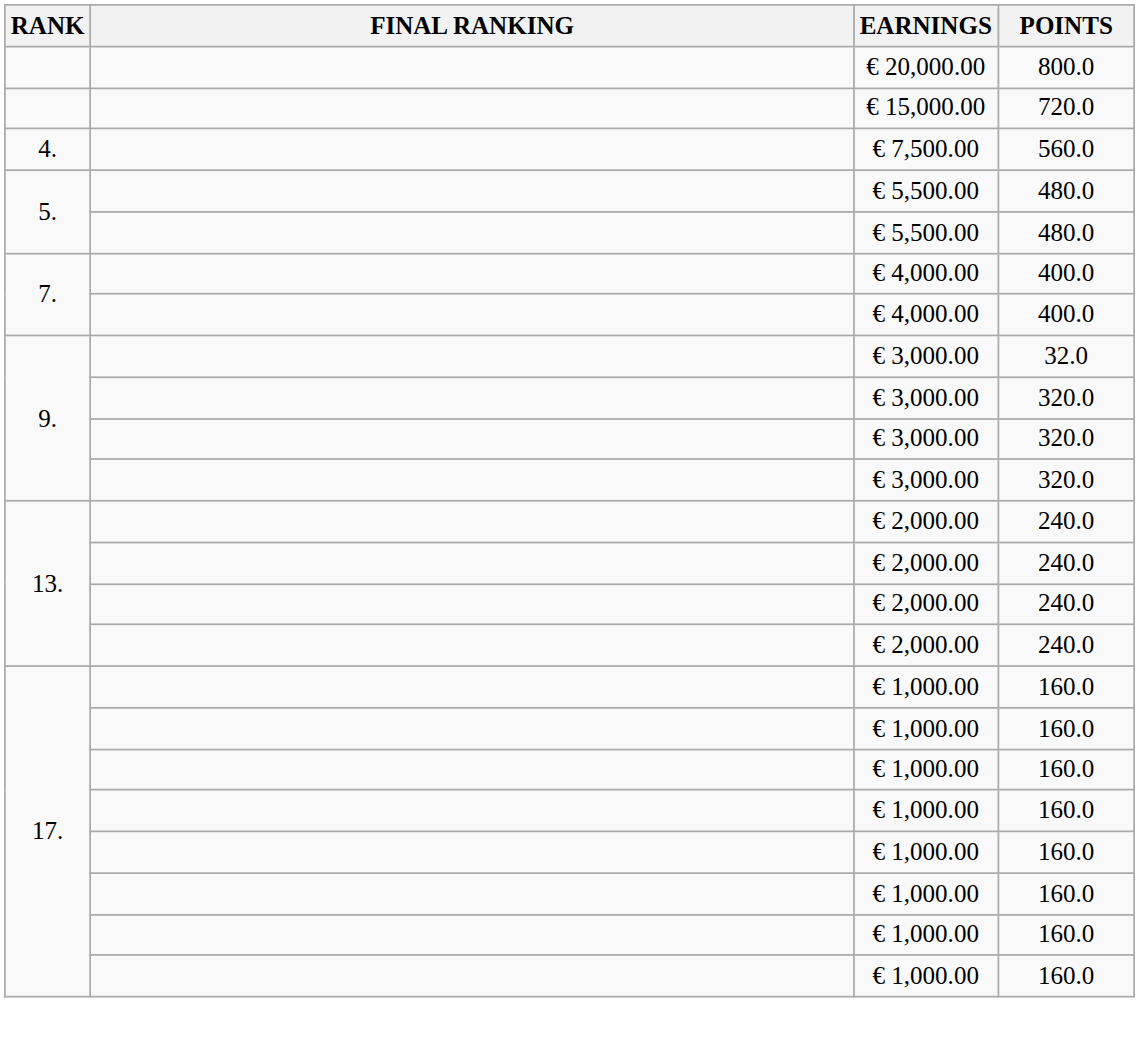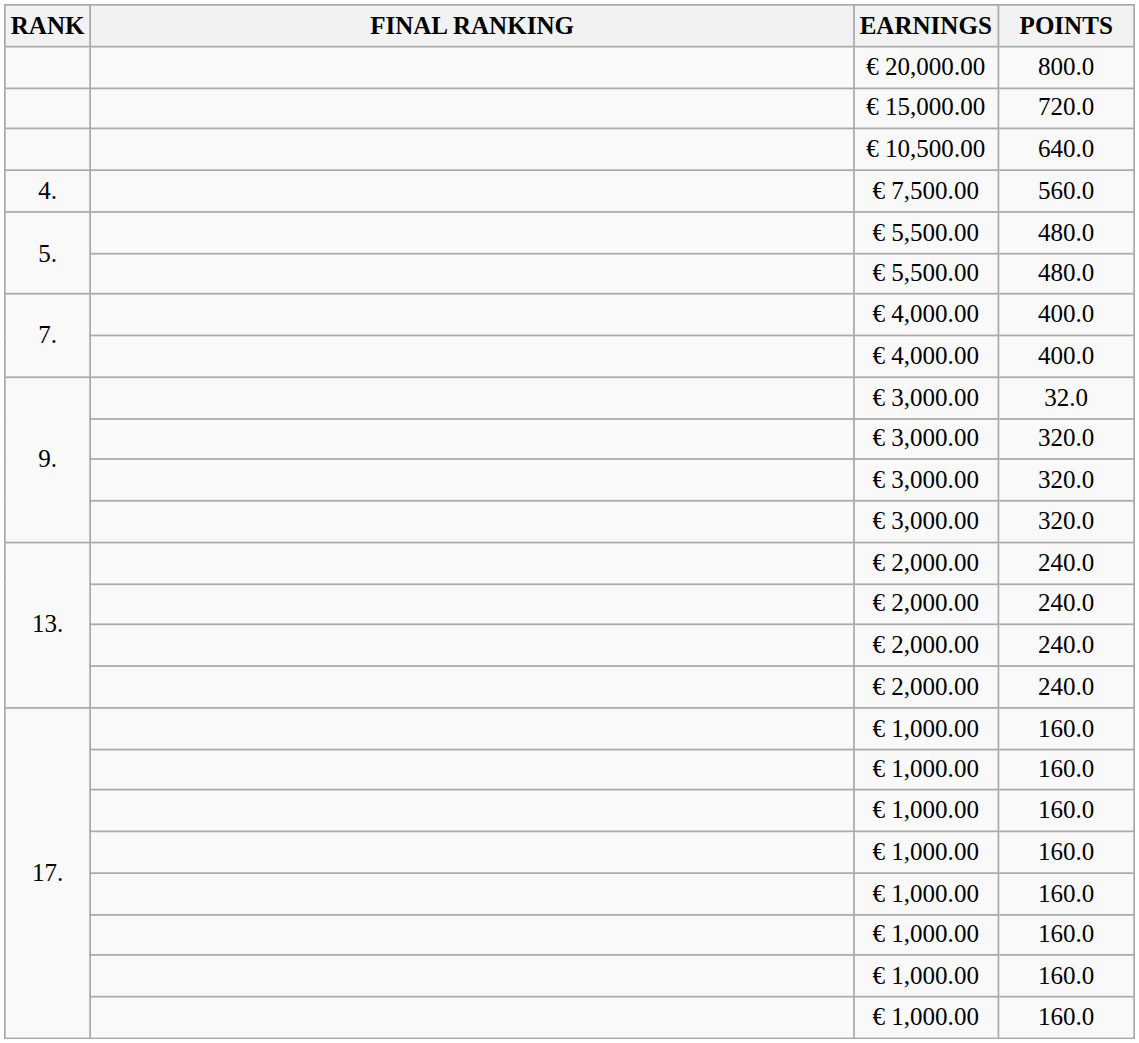+ row: (926, 149)
